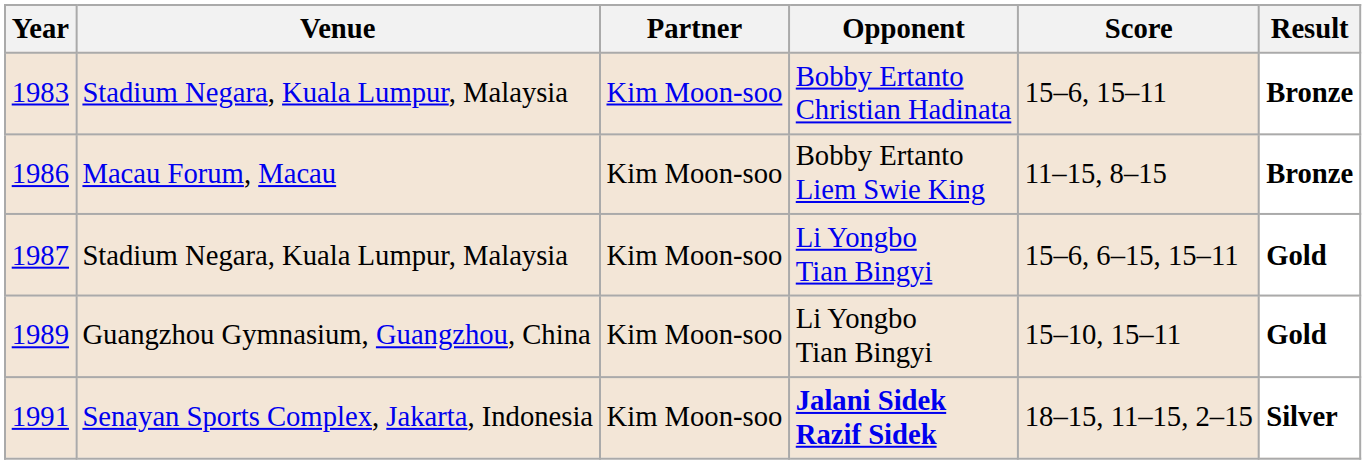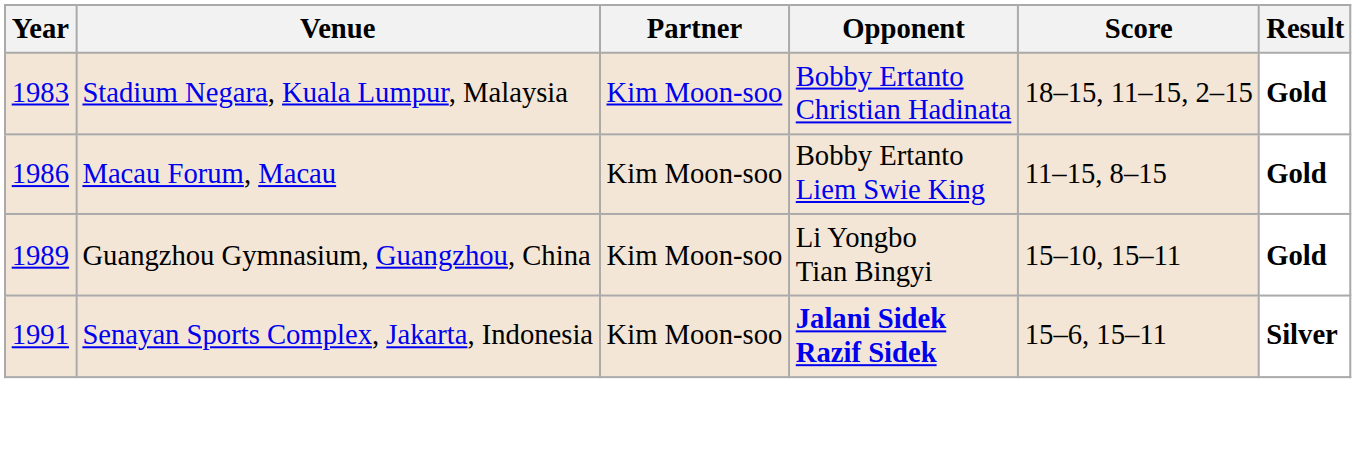(1096, 92) 15–6, 15–11 -> (1139, 92) 18–15, 11–15, 2–15
(1310, 92) Bronze -> (1296, 92) Gold
(1310, 173) Bronze -> (1296, 173) Gold
- row: (40, 254)
(1139, 417) 18–15, 11–15, 2–15 -> (1096, 335) 15–6, 15–11
